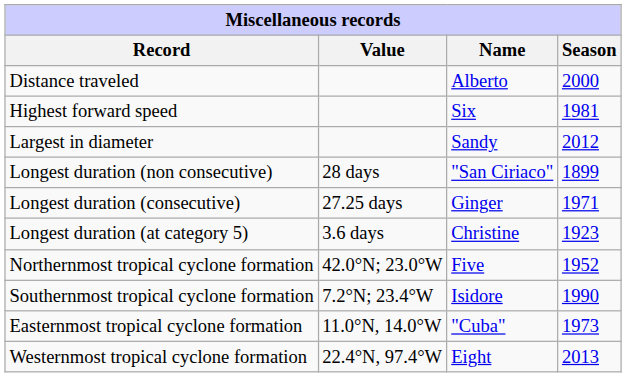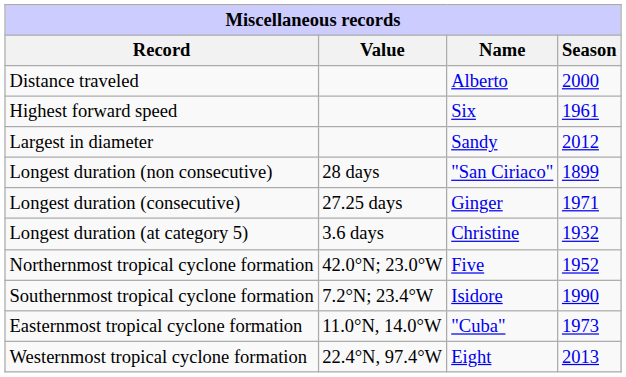(580, 111) 1981 -> (580, 111) 1961
(580, 233) 1923 -> (580, 233) 1932
